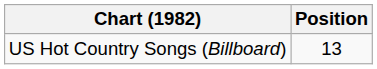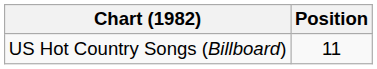(332, 48) 13 -> (332, 48) 11
